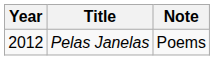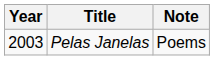(26, 42) 2012 -> (26, 42) 2003
